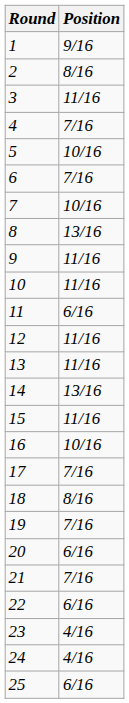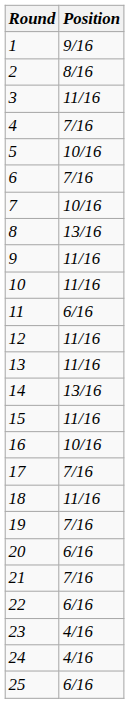(78, 498) 8/16 -> (82, 498) 11/16
